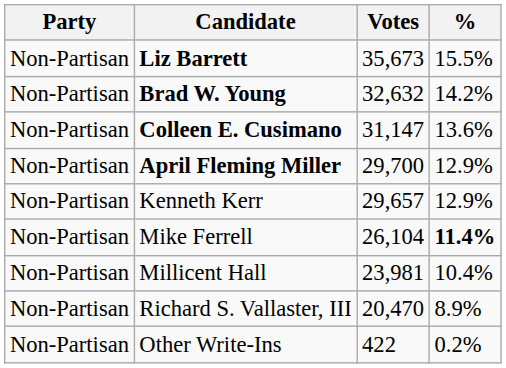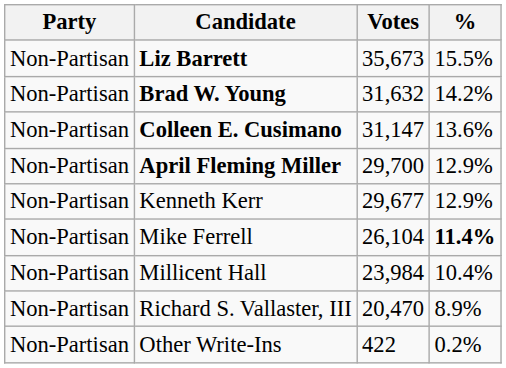(393, 93) 32,632 -> (393, 93) 31,632
(393, 201) 29,657 -> (393, 201) 29,677
(393, 272) 23,981 -> (393, 272) 23,984
